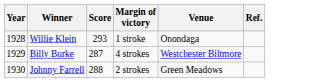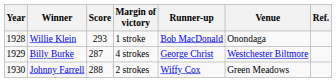+ column: (192, 18)
